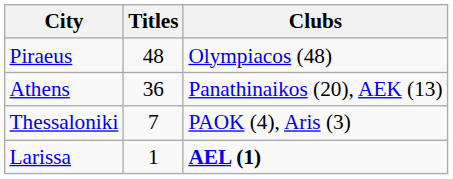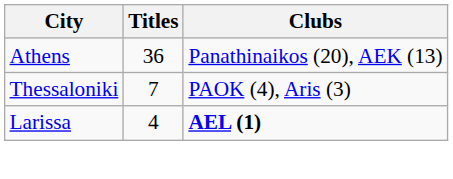- row: (41, 55)
(153, 156) 1 -> (153, 122) 4
